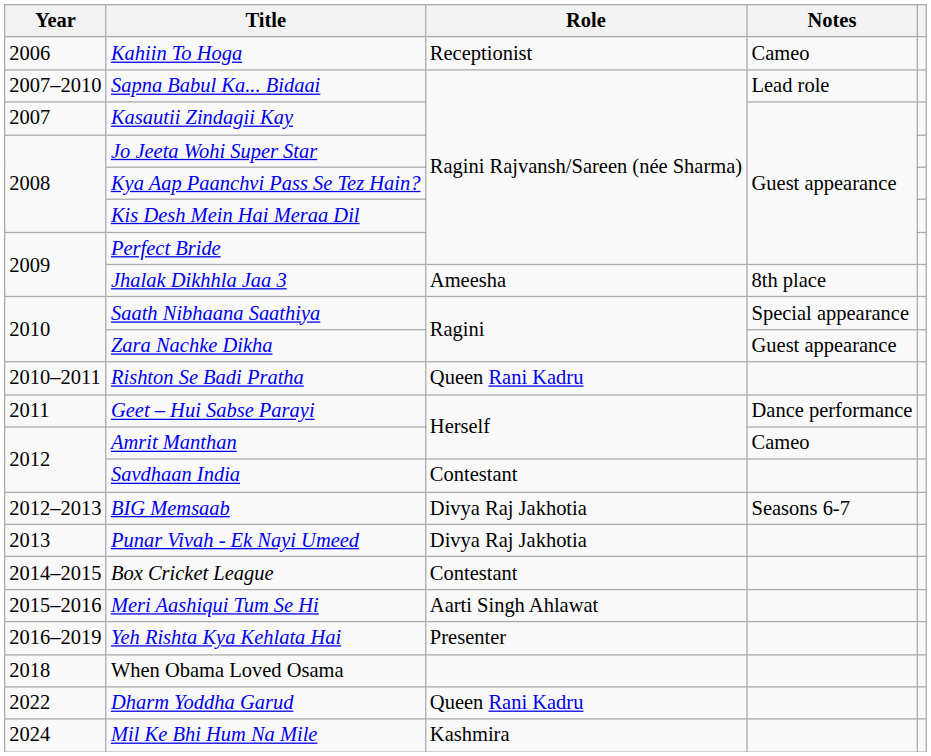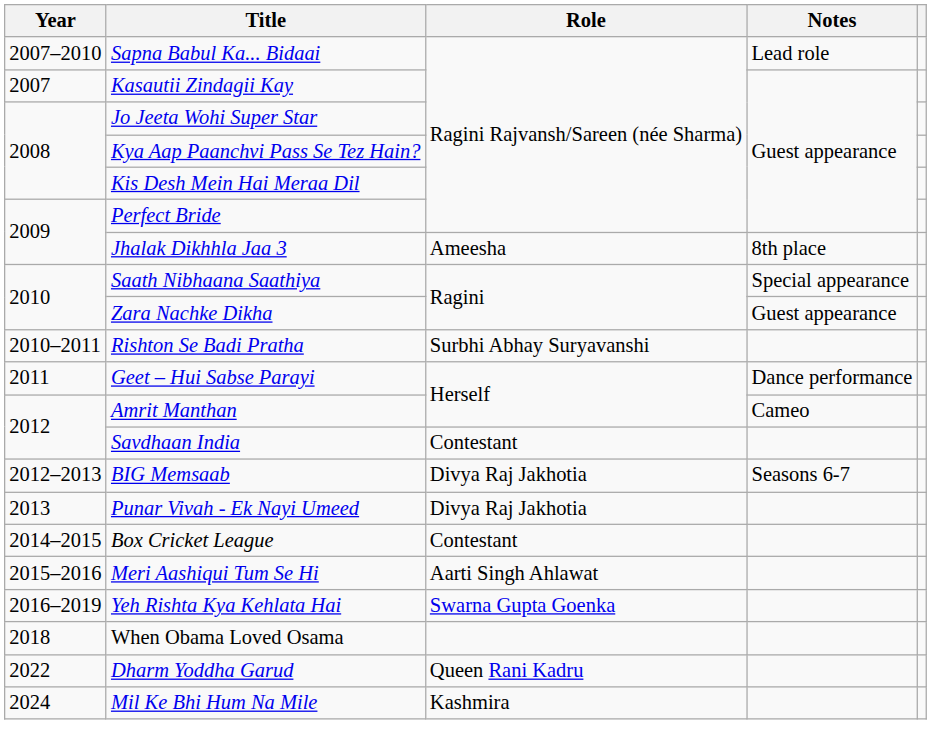- row: (177, 53)
(507, 378) Queen Rani Kadru -> (540, 345) Surbhi Abhay Suryavanshi
(468, 637) Presenter -> (523, 605) Swarna Gupta Goenka
